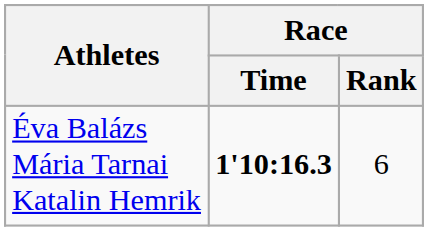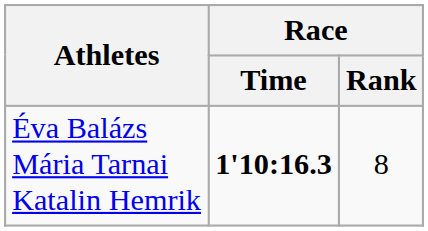(381, 165) 6 -> (381, 165) 8
